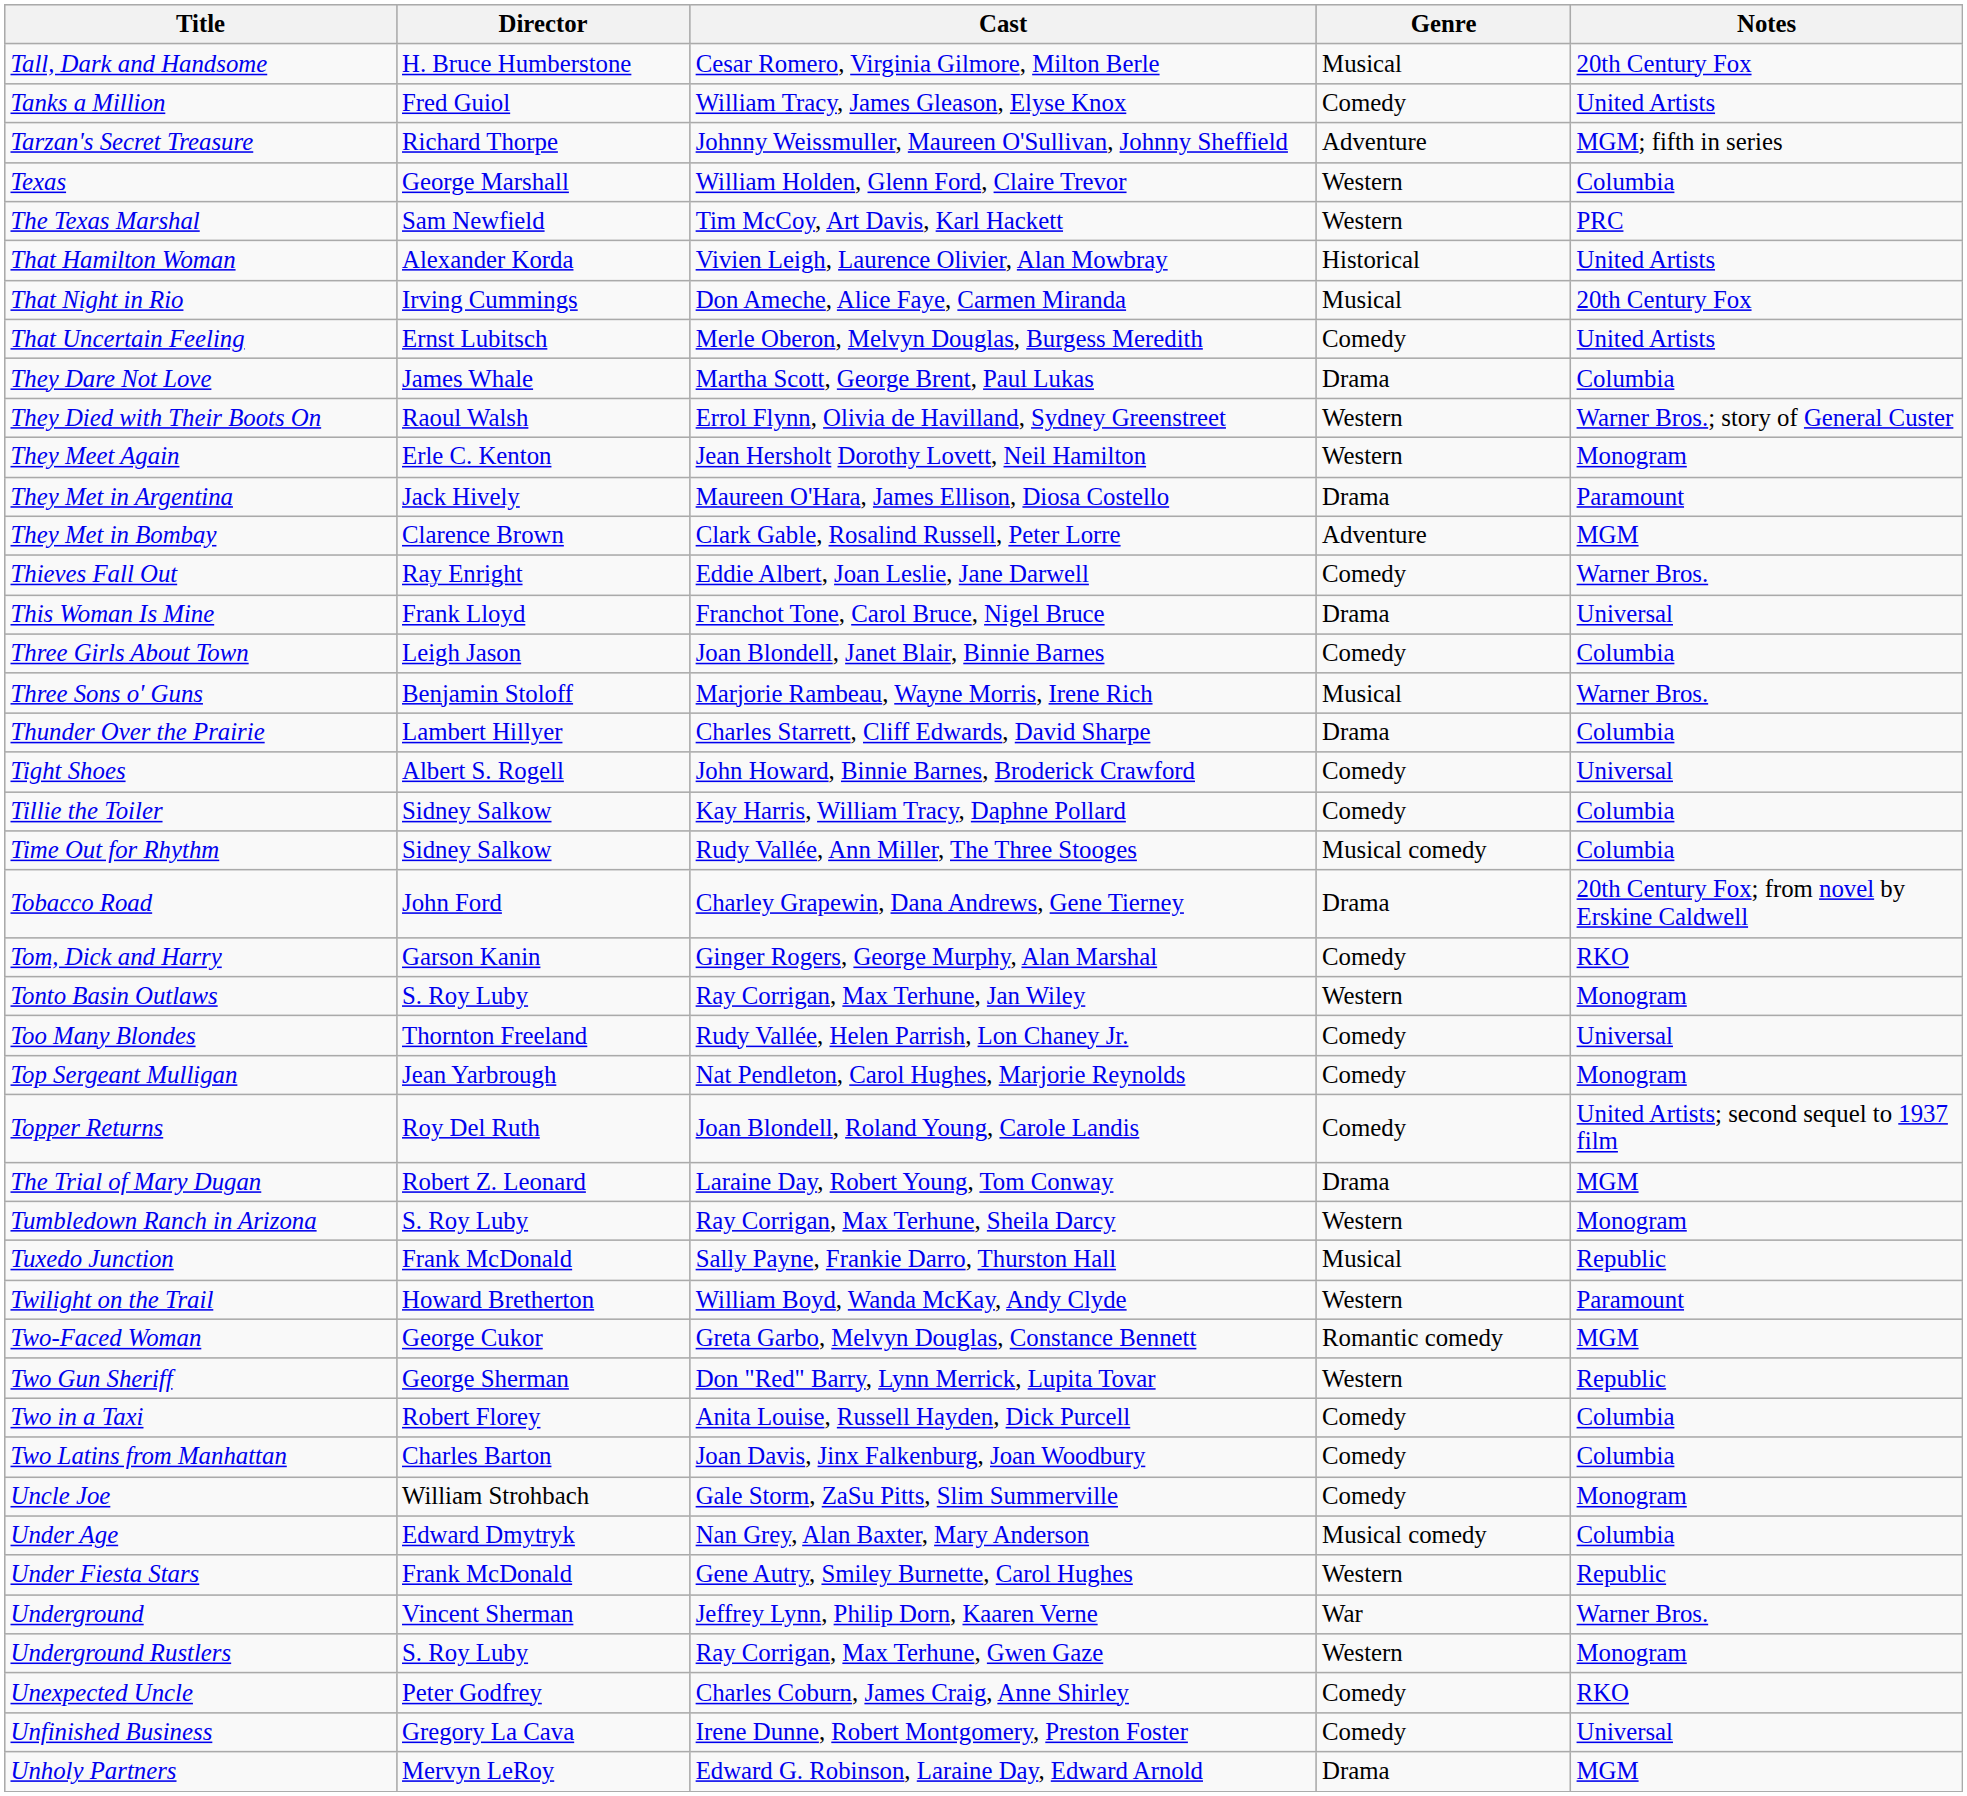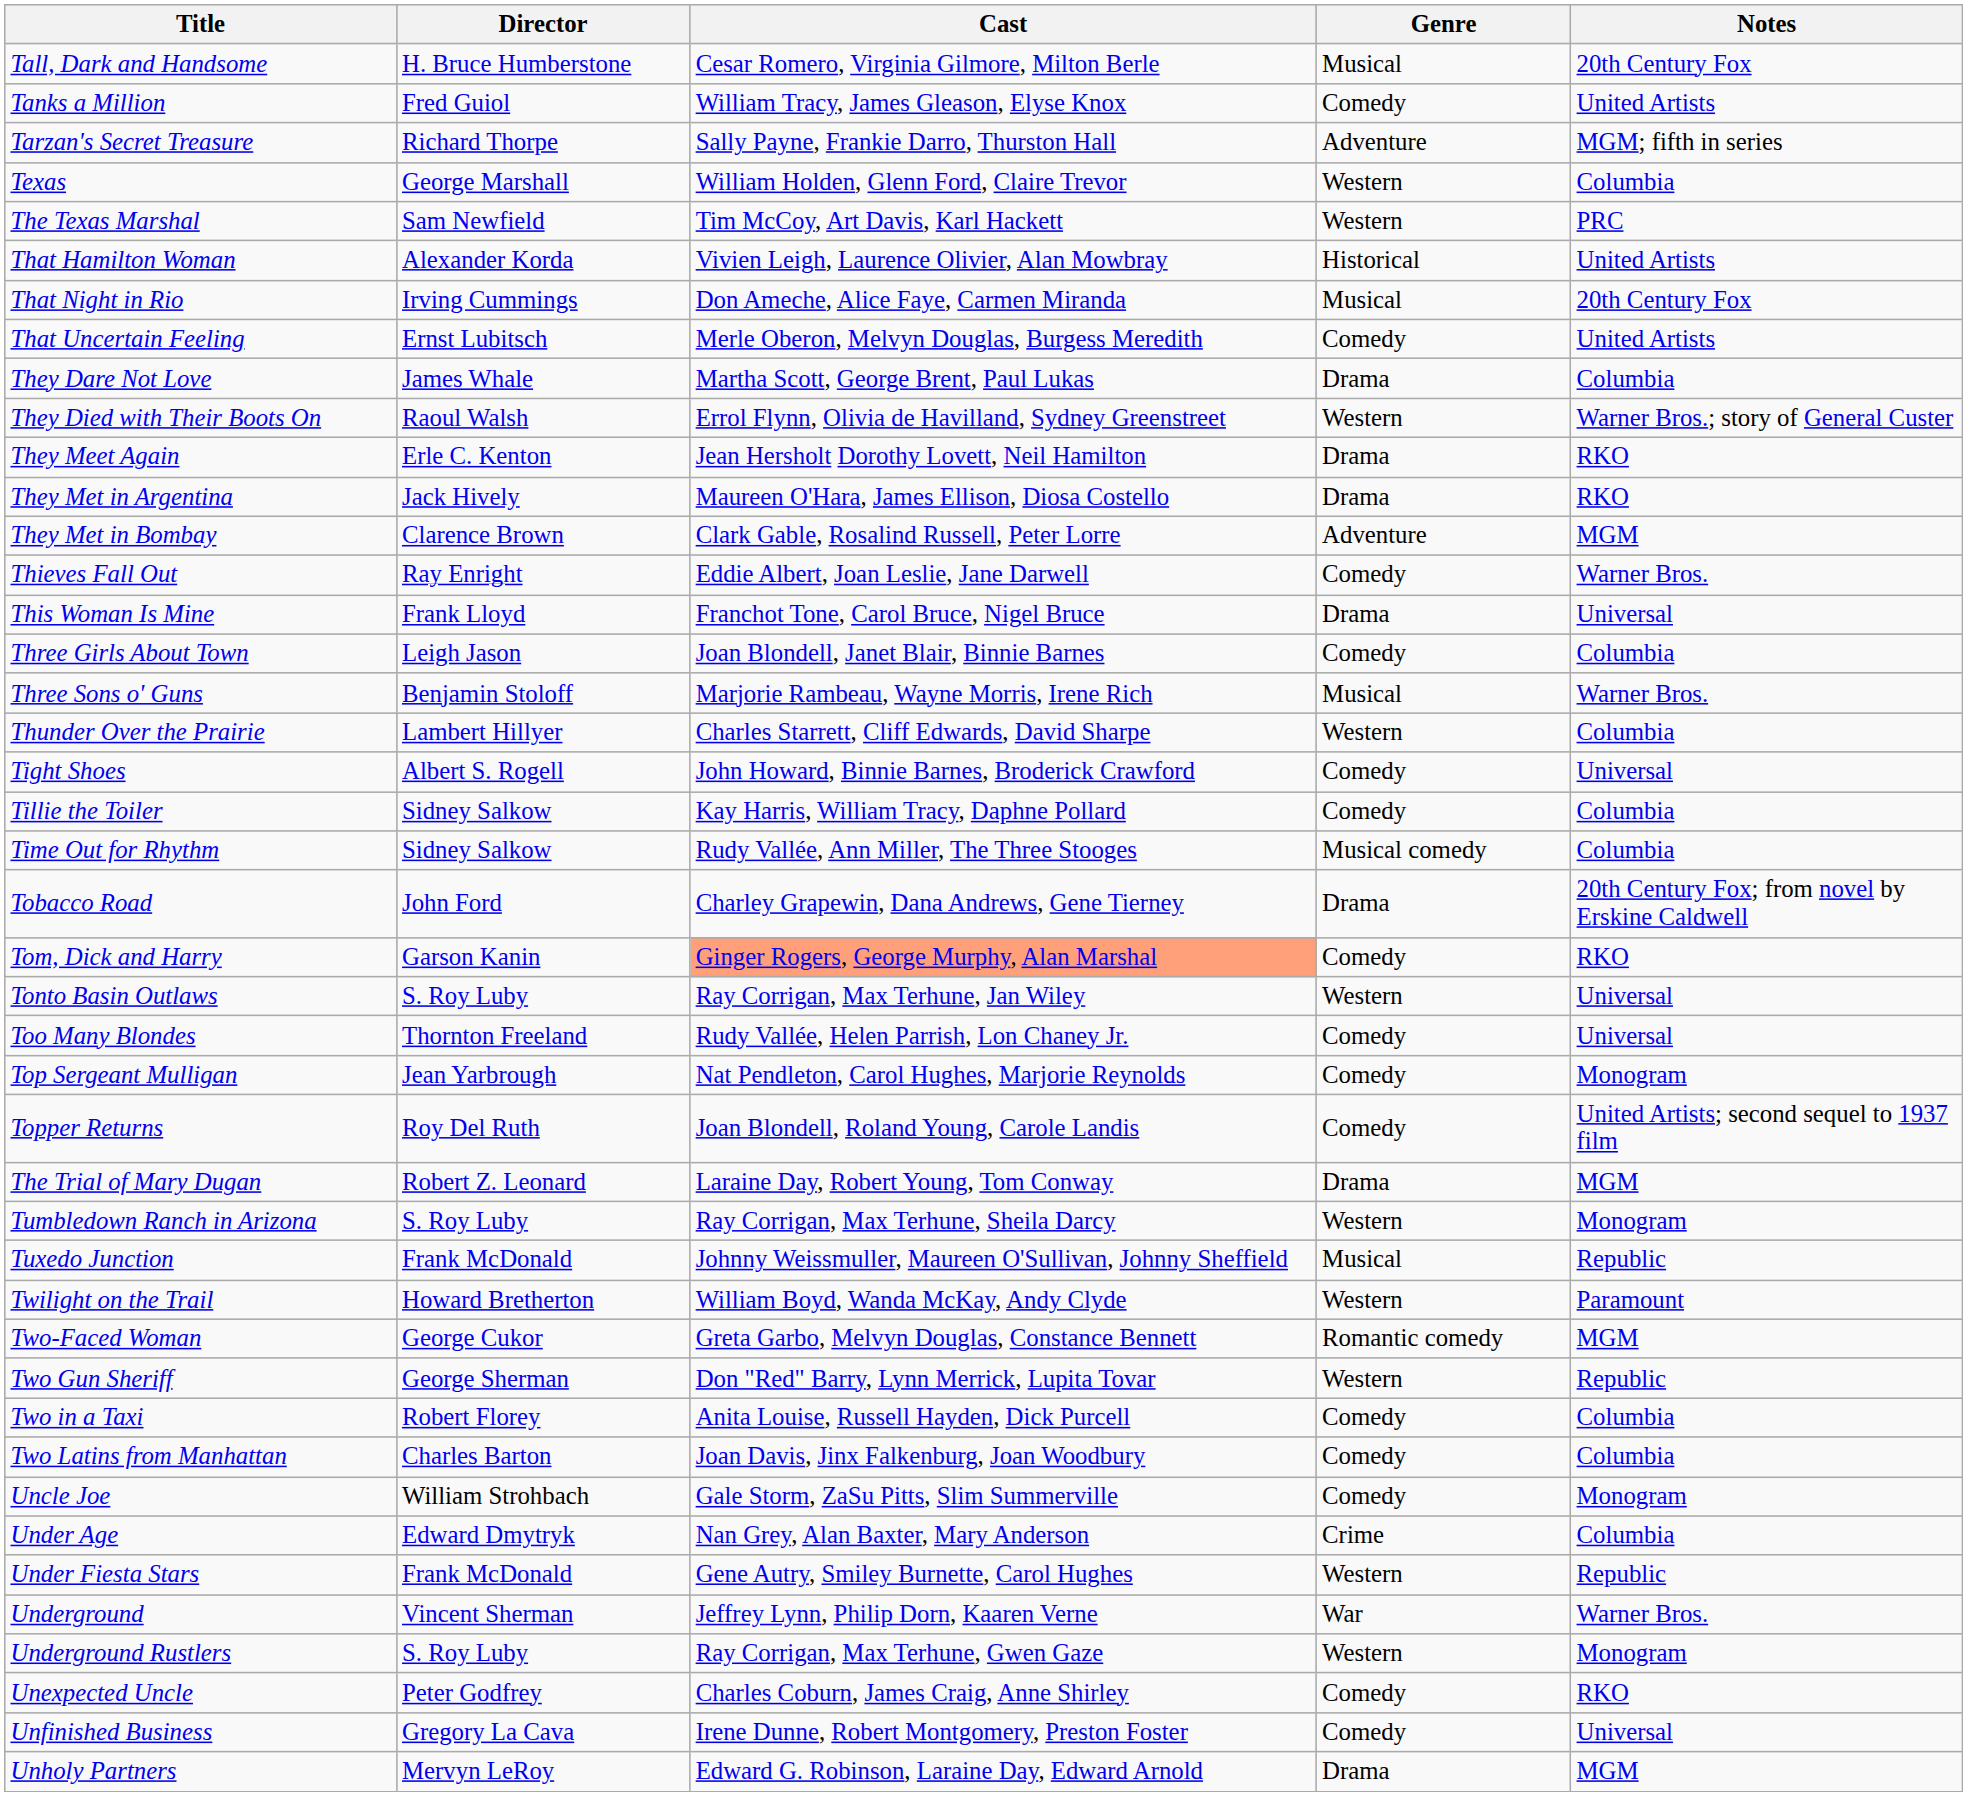(992, 142) Johnny Weissmuller, Maureen O'Sullivan, Johnny Sheffield -> (906, 142) Sally Payne, Frankie Darro, Thurston Hall
(1362, 456) Western -> (1356, 456) Drama
(1632, 456) Monogram -> (1603, 456) RKO
(1630, 496) Paramount -> (1603, 496) RKO
(1356, 732) Drama -> (1362, 732) Western
(926, 956) no background -> (926, 956) lightsalmon background
(1632, 996) Monogram -> (1625, 996) Universal
(906, 1259) Sally Payne, Frankie Darro, Thurston Hall -> (992, 1259) Johnny Weissmuller, Maureen O'Sullivan, Johnny Sheffield
(1404, 1535) Musical comedy -> (1353, 1535) Crime
